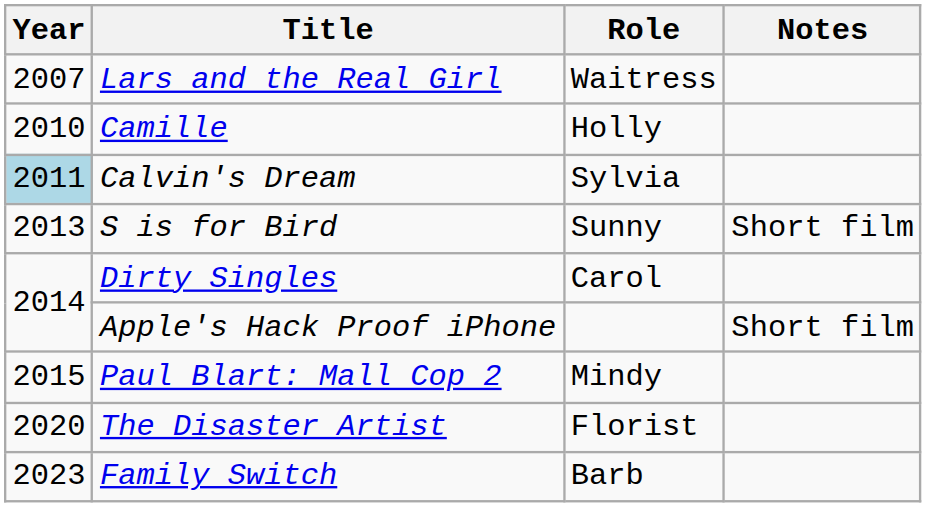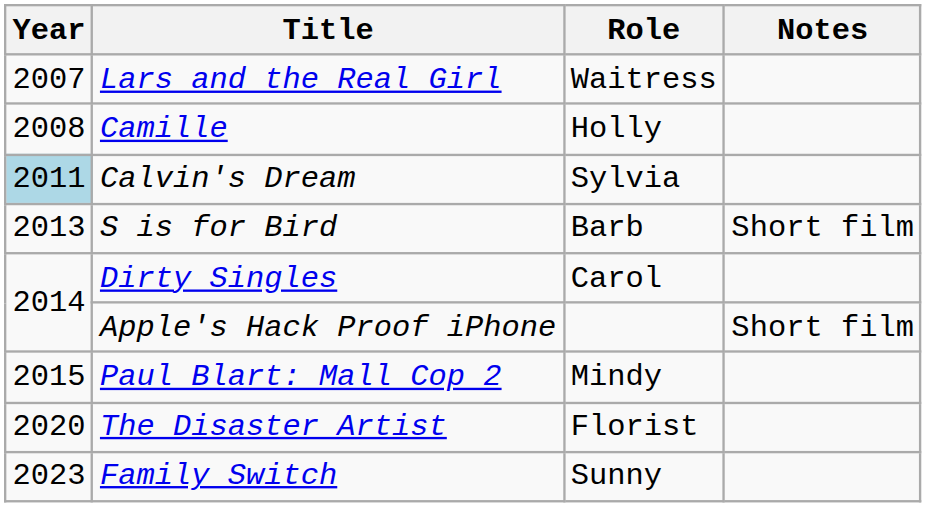(49, 129) 2010 -> (49, 129) 2008
(616, 228) Sunny -> (607, 228) Barb
(607, 476) Barb -> (616, 476) Sunny
